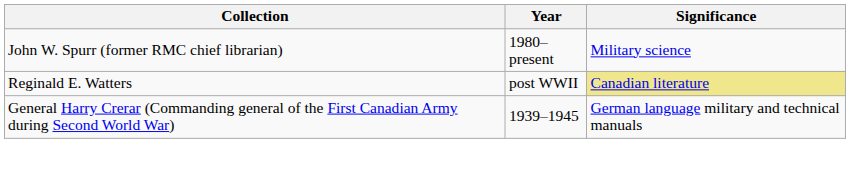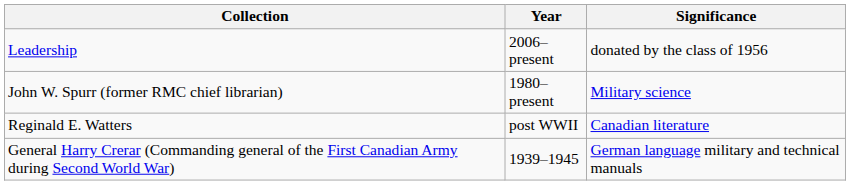+ row: (43, 50)
(650, 83) khaki background -> (650, 125) no background
